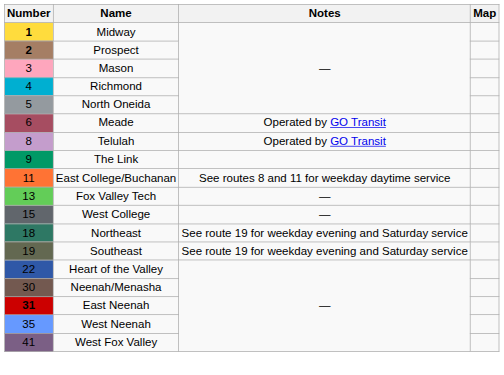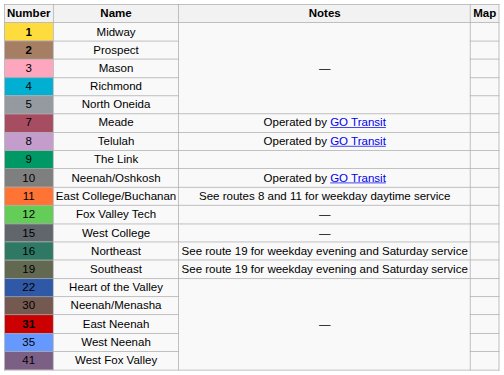(29, 123) 6 -> (29, 123) 7
+ row: (116, 178)
(29, 196) 13 -> (29, 214) 12
(29, 232) 18 -> (29, 251) 16
